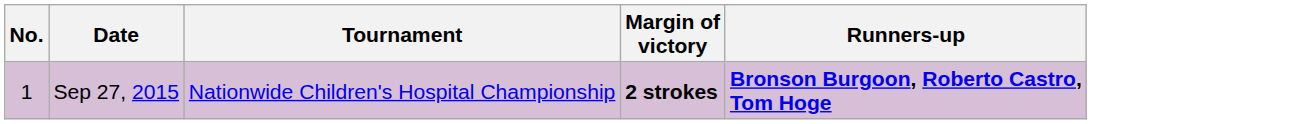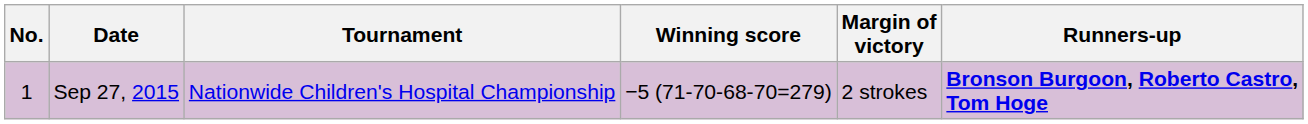+ column: (728, 33)
(672, 90) bold -> (884, 90) normal
